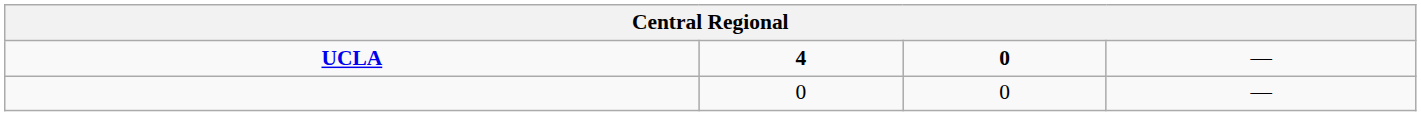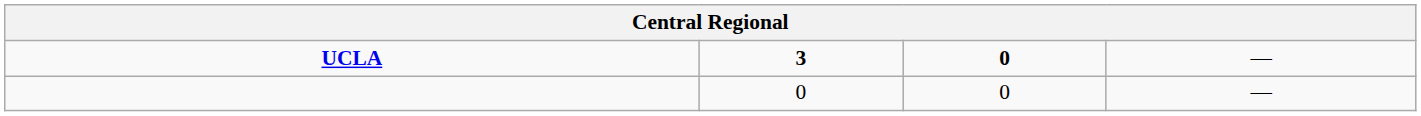(801, 57) 4 -> (801, 57) 3
